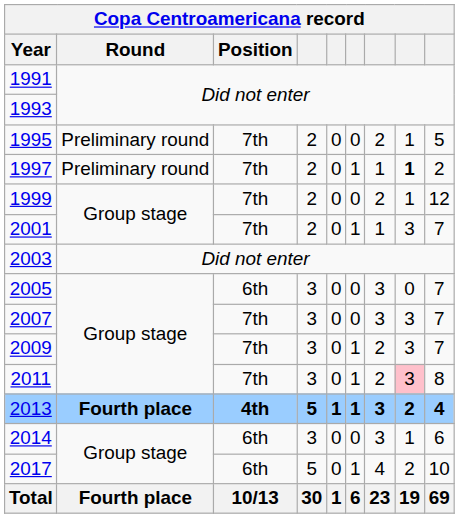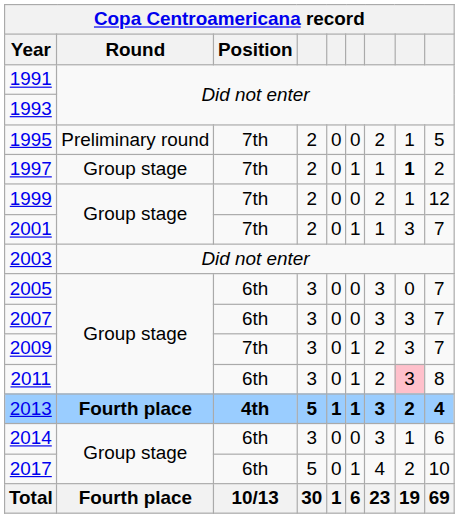(135, 169) Preliminary round -> (135, 169) Group stage
(255, 318) 7th -> (255, 318) 6th
(255, 378) 7th -> (255, 378) 6th
